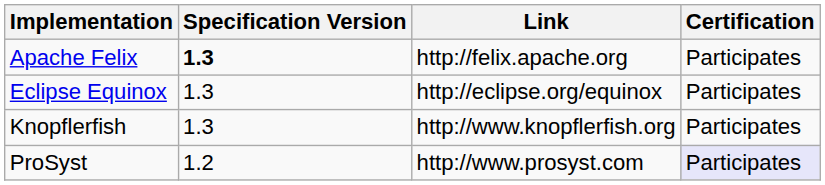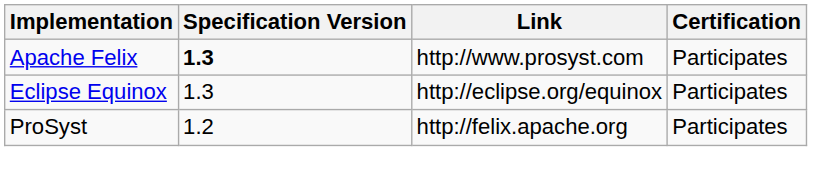(522, 57) http://felix.apache.org -> (530, 57) http://www.prosyst.com
- row: (68, 127)
(530, 162) http://www.prosyst.com -> (522, 127) http://felix.apache.org
(743, 162) lavender background -> (730, 127) no background
